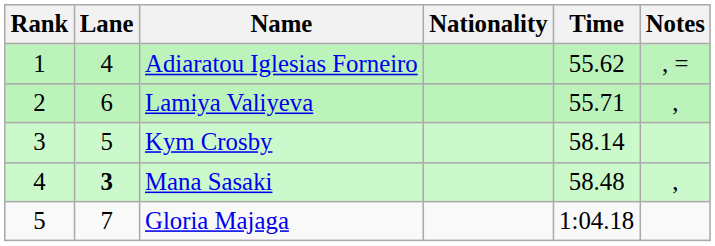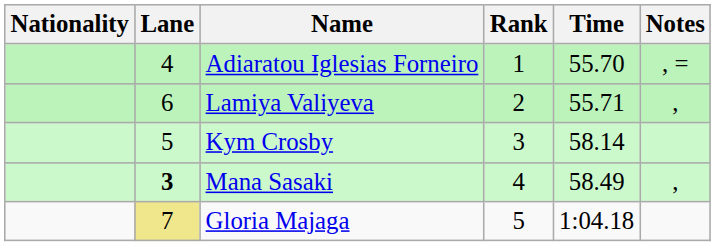columns swapped: (39, 24) <-> (488, 24)
(597, 63) 55.62 -> (597, 63) 55.70
(597, 181) 58.48 -> (597, 181) 58.49
(107, 220) no background -> (167, 220) khaki background
